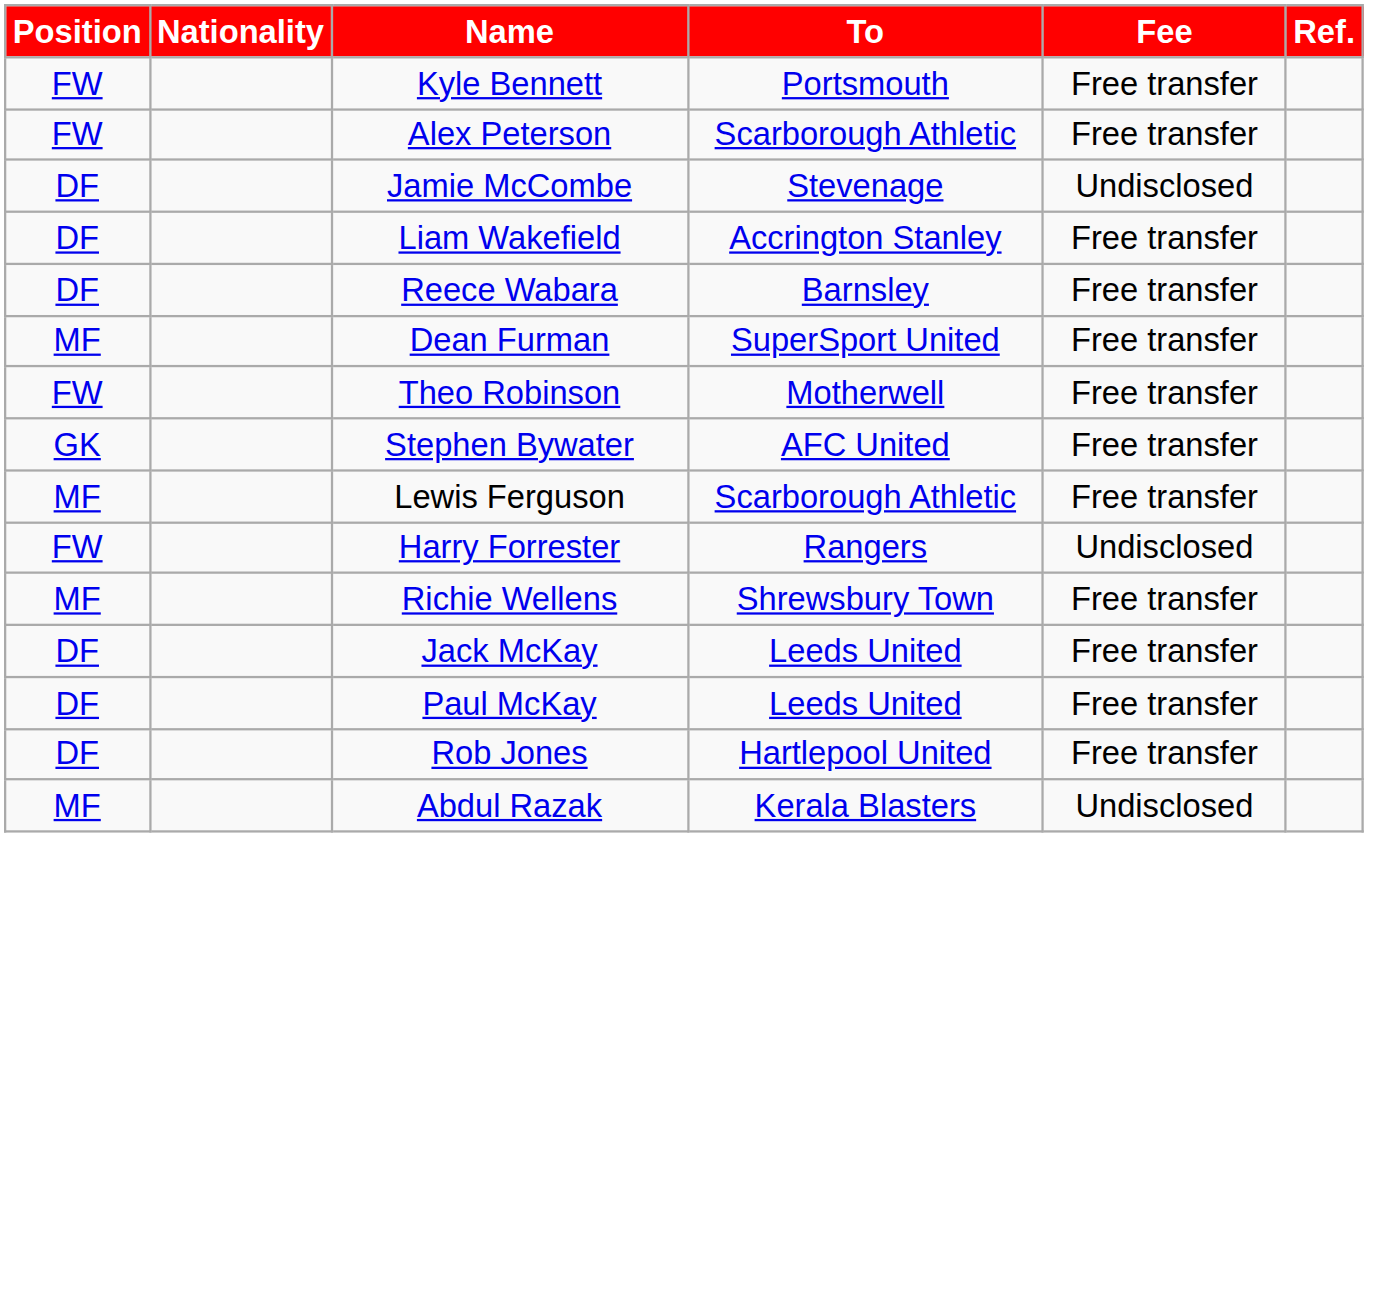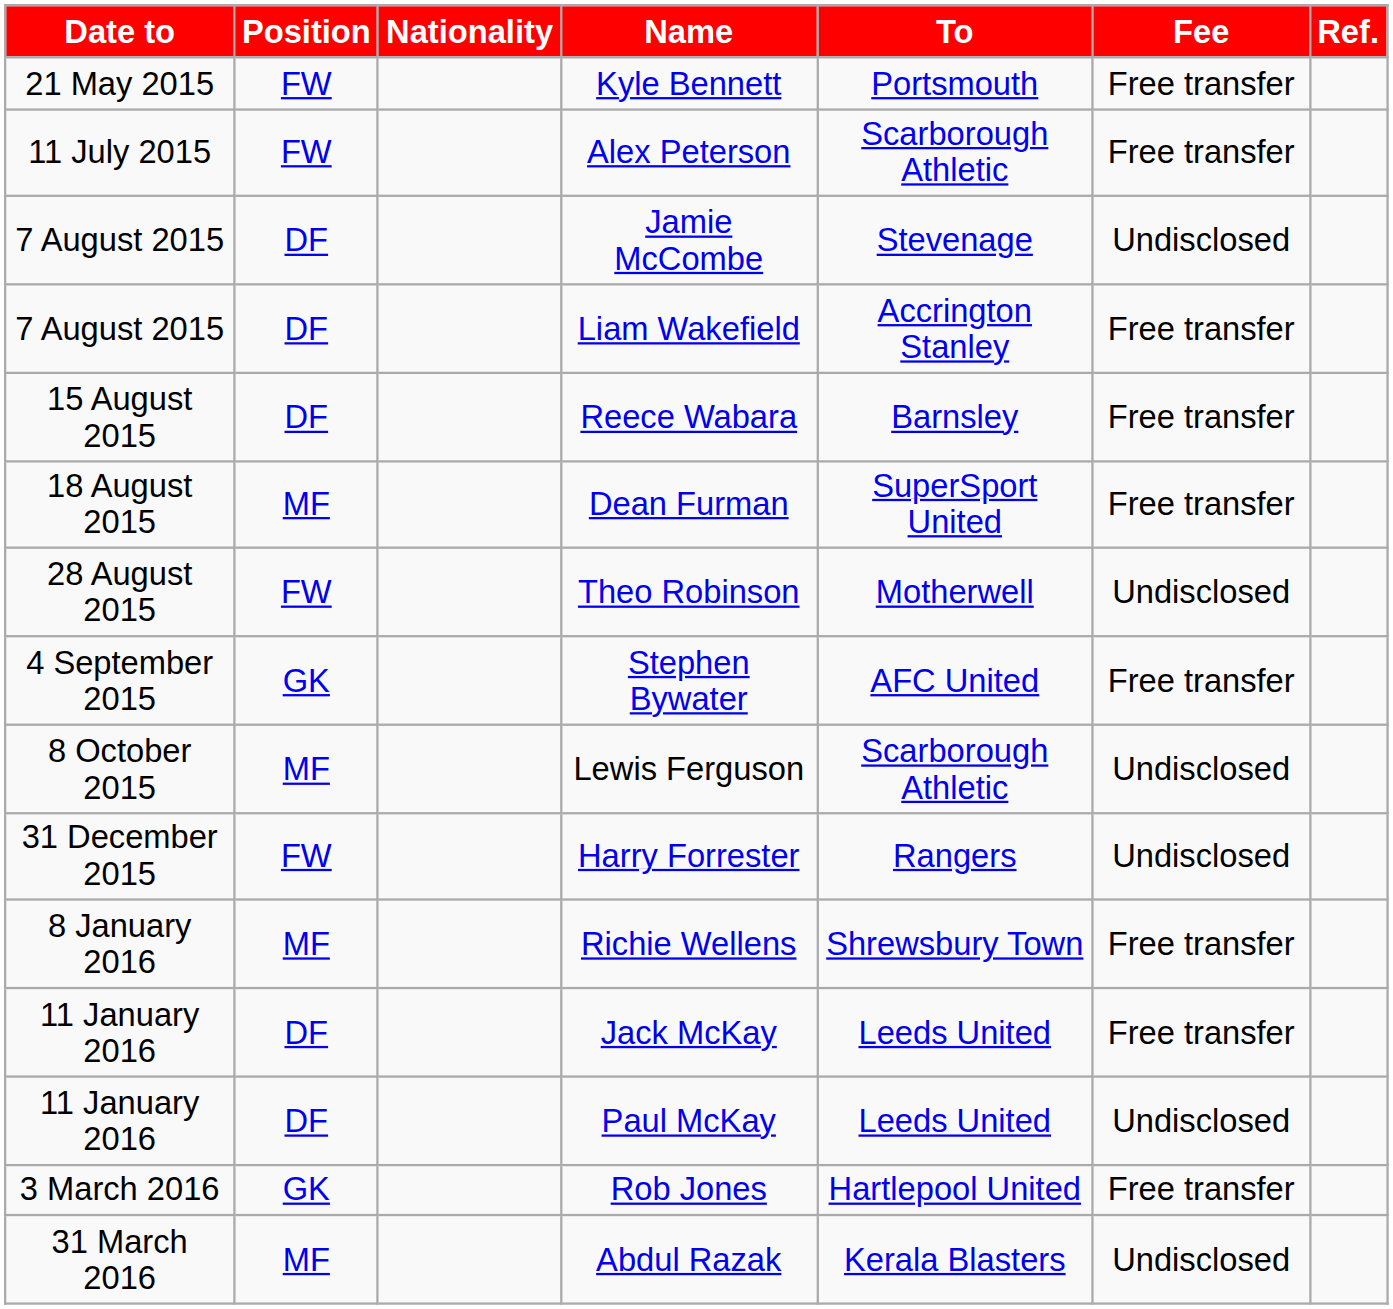+ column: (120, 31)
(1164, 393) Free transfer -> (1201, 593) Undisclosed
(1164, 496) Free transfer -> (1201, 769) Undisclosed
(1164, 703) Free transfer -> (1201, 1120) Undisclosed
(77, 754) DF -> (306, 1190) GK
